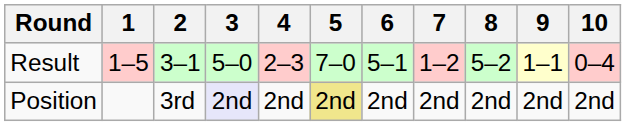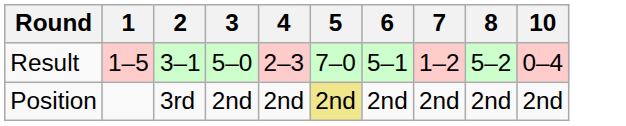- column: (543, 23)
(232, 100) lavender background -> (232, 100) no background
